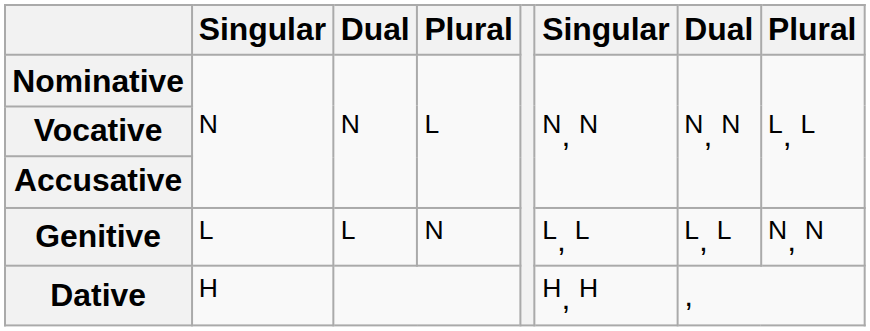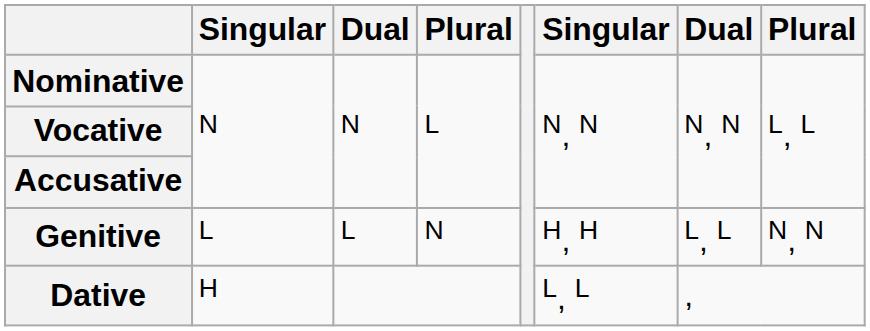(566, 236) L, L -> (570, 236) H, H
(570, 295) H, H -> (566, 295) L, L
